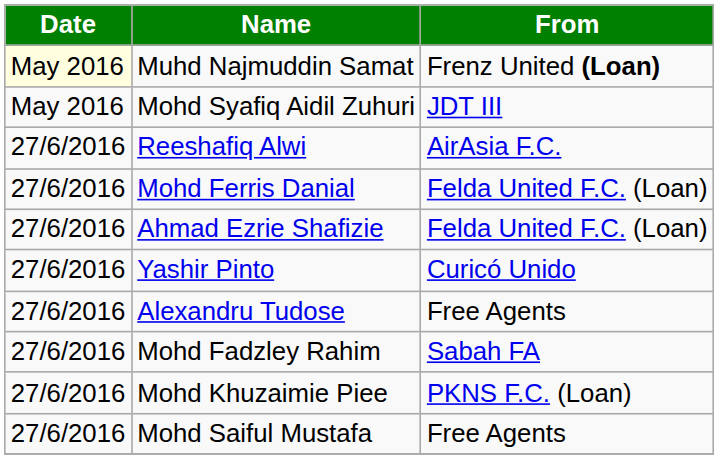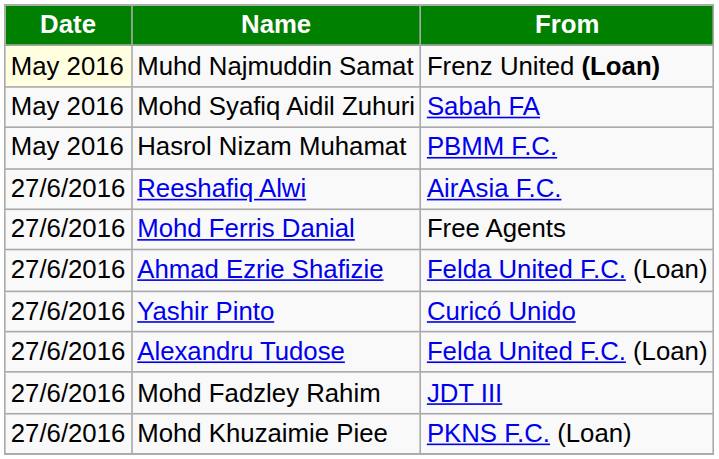(465, 106) JDT III -> (483, 106) Sabah FA
+ row: (272, 147)
(567, 188) Felda United F.C. (Loan) -> (496, 229) Free Agents
(496, 310) Free Agents -> (567, 351) Felda United F.C. (Loan)
(483, 351) Sabah FA -> (465, 392) JDT III
- row: (255, 433)
